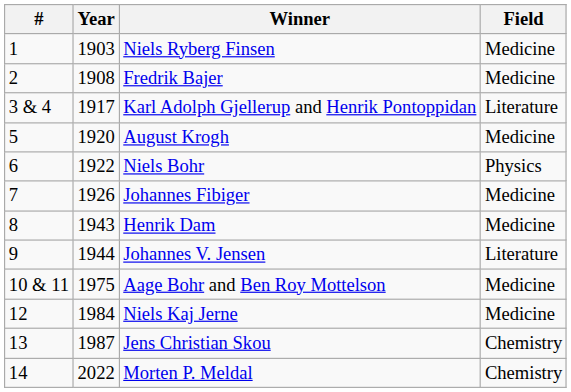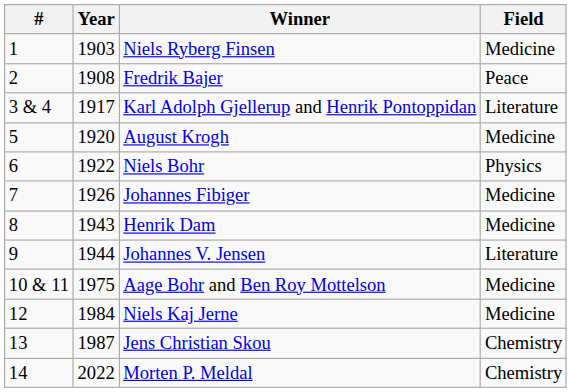(520, 78) Medicine -> (507, 78) Peace
